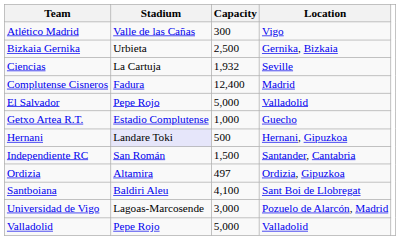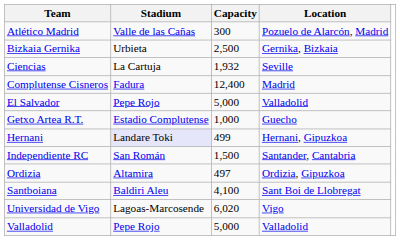(273, 31) Vigo -> (325, 31) Pozuelo de Alarcón, Madrid
(222, 137) 500 -> (222, 137) 499
(226, 208) 3,000 -> (226, 208) 6,020
(325, 208) Pozuelo de Alarcón, Madrid -> (273, 208) Vigo
